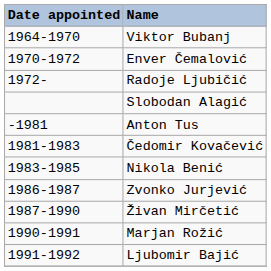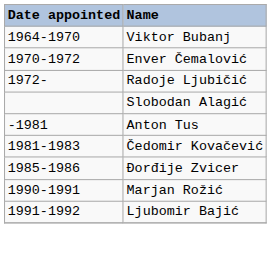- row: (175, 168)
+ row: (183, 168)
- row: (187, 190)
- row: (183, 212)
